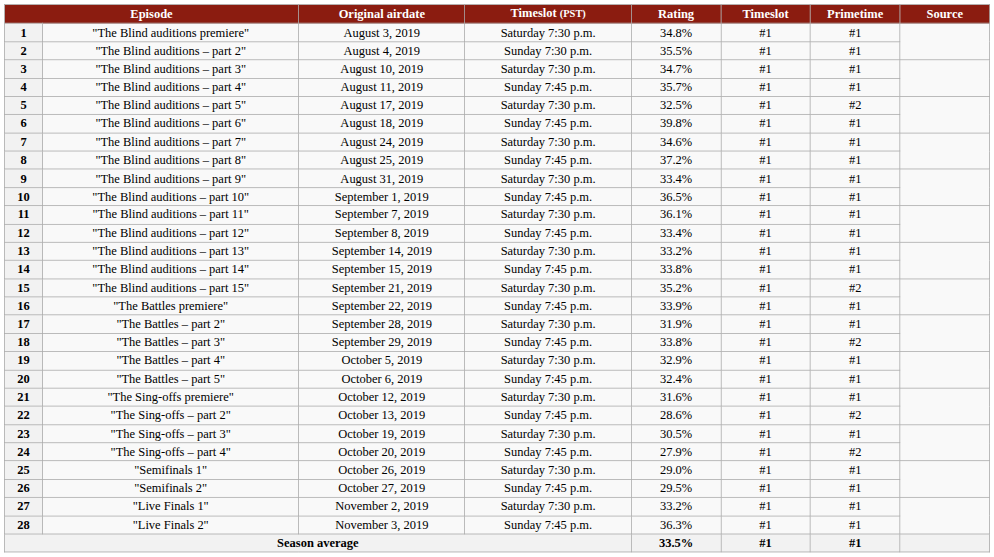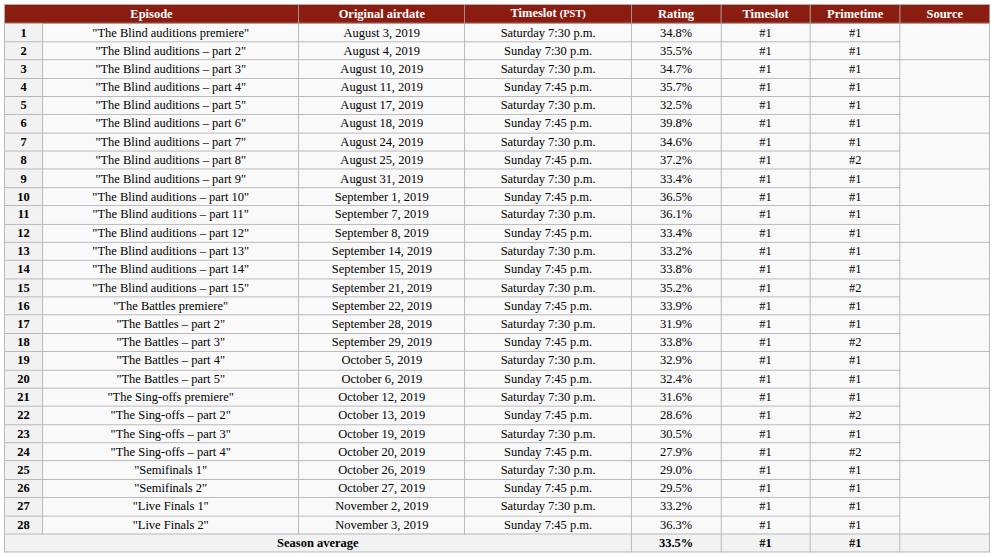(855, 105) #2 -> (855, 105) #1
(855, 160) #1 -> (855, 160) #2
